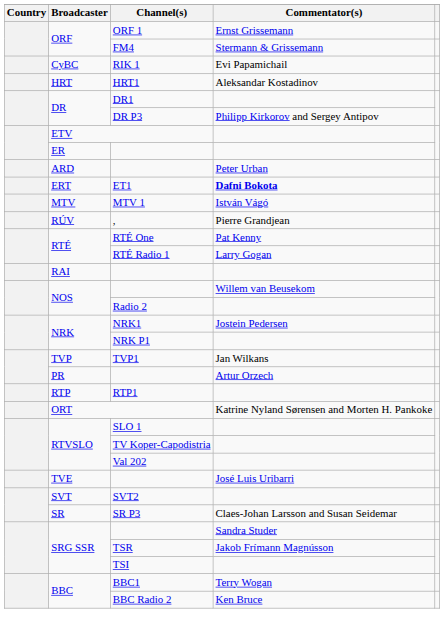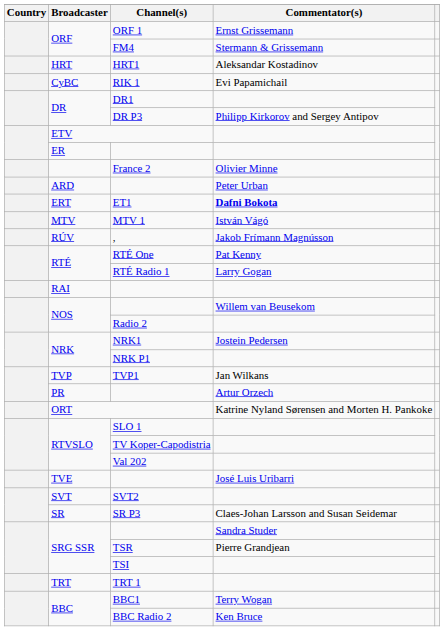rows swapped: (62, 82) <-> (65, 64)
+ row: (79, 168)
(253, 220) Pierre Grandjean -> (275, 237) Jakob Frímann Magnússon
- row: (61, 392)
(275, 548) Jakob Frímann Magnússon -> (253, 548) Pierre Grandjean
+ row: (61, 582)
